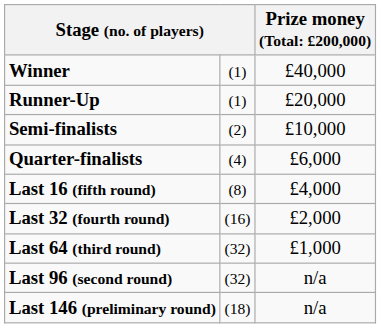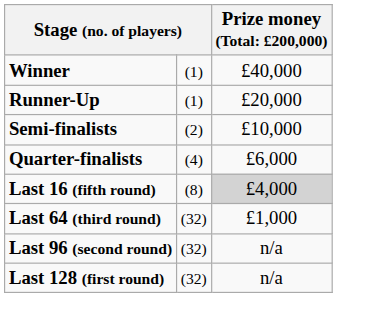(315, 188) no background -> (271, 188) lightgrey background
- row: (89, 218)
+ row: (87, 277)
- row: (112, 307)
